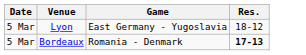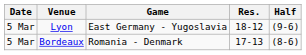+ column: (285, 12)
(249, 42) bold -> (249, 42) normal
